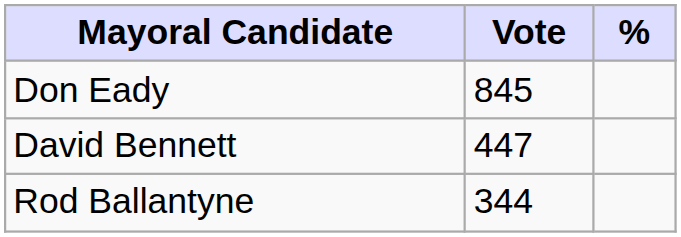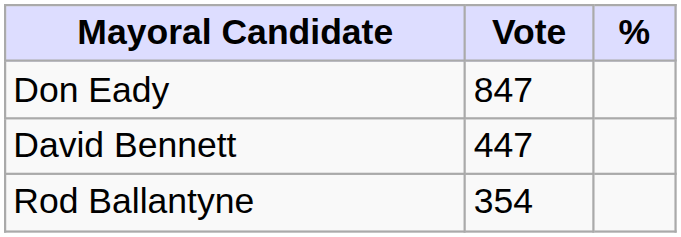(503, 88) 845 -> (503, 88) 847
(503, 201) 344 -> (503, 201) 354
